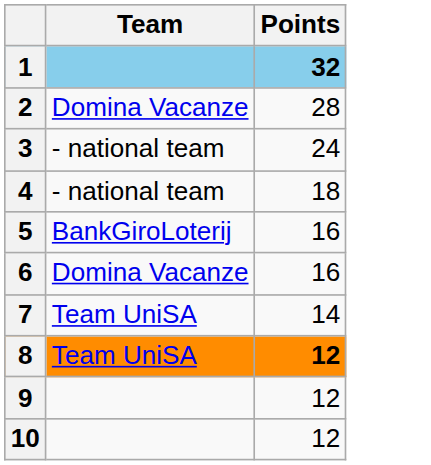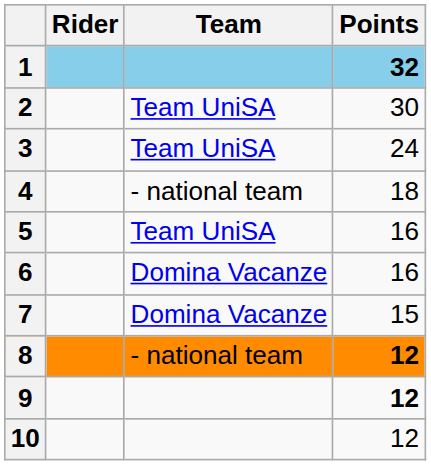+ column: (85, 25)
(150, 107) Domina Vacanze -> (203, 107) Team UniSA
(326, 107) 28 -> (404, 107) 30
(138, 149) - national team -> (203, 149) Team UniSA
(142, 231) BankGiroLoterij -> (203, 231) Team UniSA
(124, 314) Team UniSA -> (229, 314) Domina Vacanze
(326, 314) 14 -> (404, 314) 15
(124, 356) Team UniSA -> (217, 356) - national team
(326, 397) normal -> (404, 397) bold
